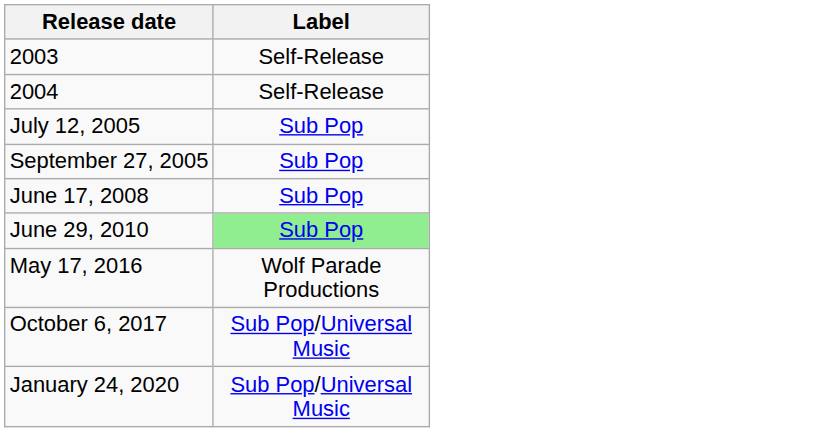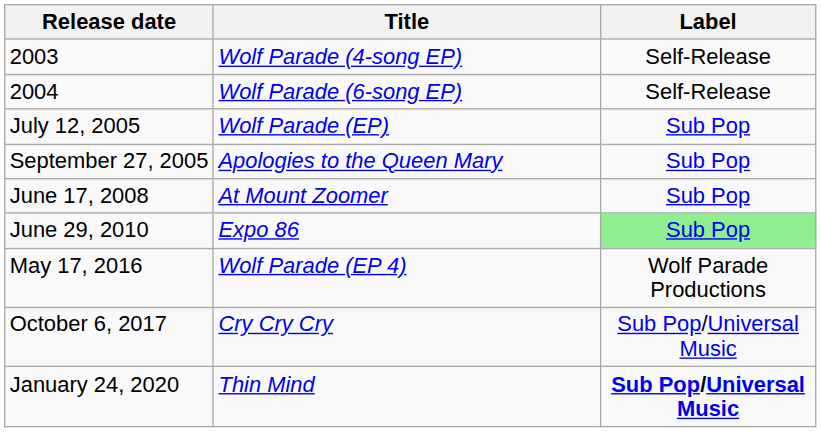+ column: (407, 21)
(321, 396) normal -> (708, 396) bold
